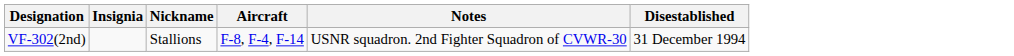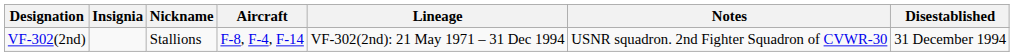+ column: (438, 16)
